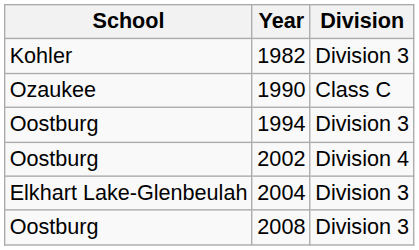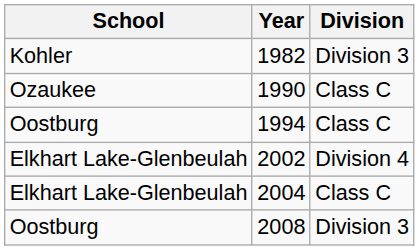(362, 124) Division 3 -> (353, 124) Class C
(54, 158) Oostburg -> (129, 158) Elkhart Lake-Glenbeulah
(362, 192) Division 3 -> (353, 192) Class C
